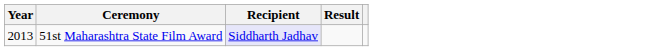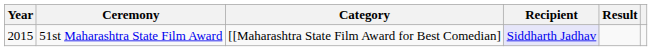+ column: (365, 14)
(20, 35) 2013 -> (20, 35) 2015
